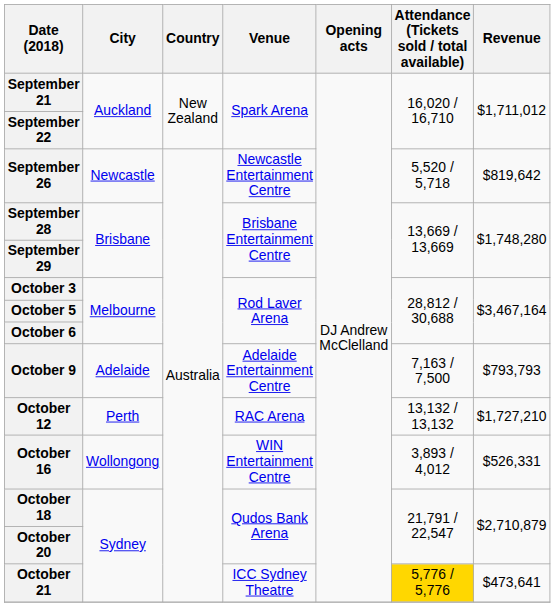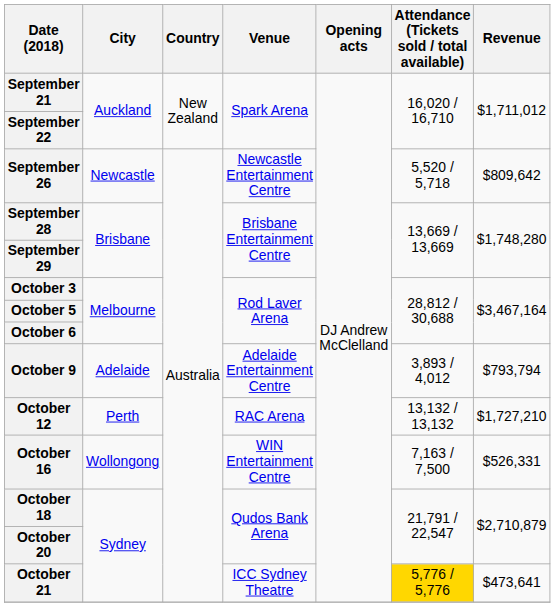(512, 175) $819,642 -> (512, 175) $809,642
(433, 370) 7,163 / 7,500 -> (433, 370) 3,893 / 4,012
(512, 370) $793,793 -> (512, 370) $793,794
(433, 461) 3,893 / 4,012 -> (433, 461) 7,163 / 7,500
